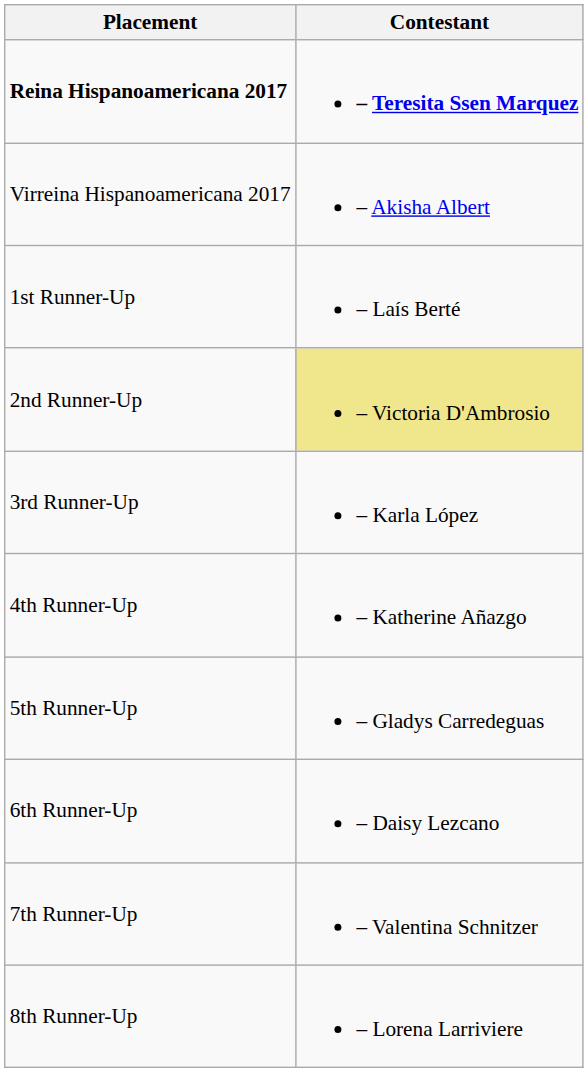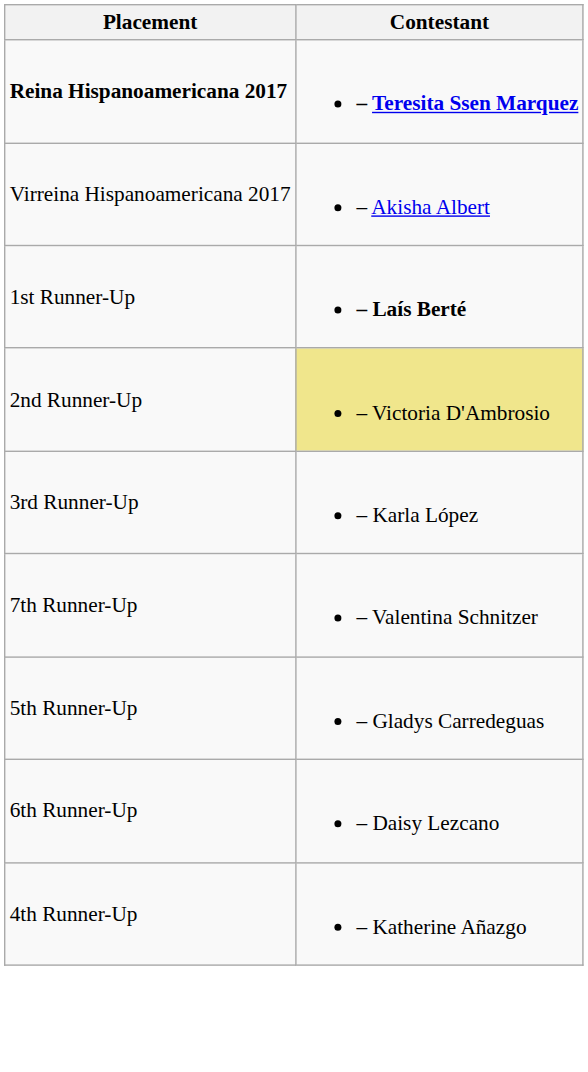(439, 310) normal -> (439, 310) bold
rows swapped: (74, 605) <-> (74, 913)
- row: (74, 1016)
